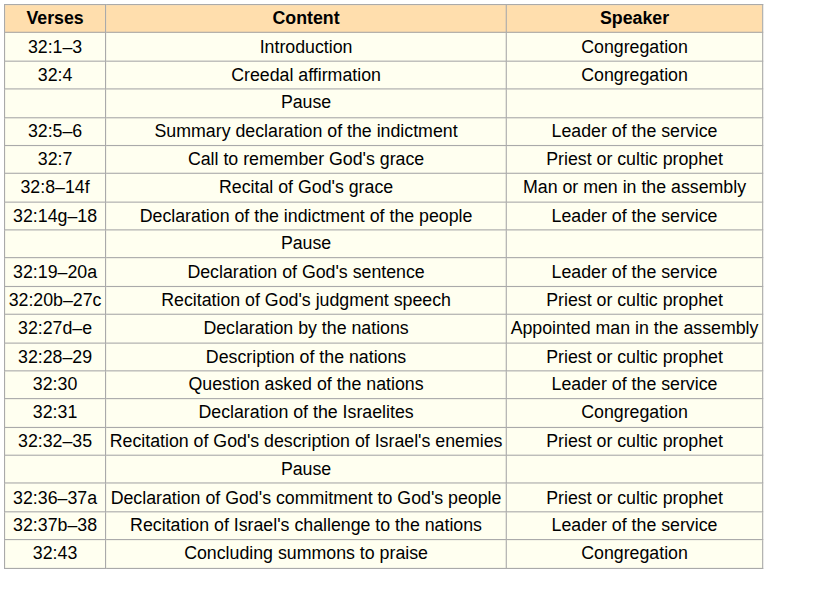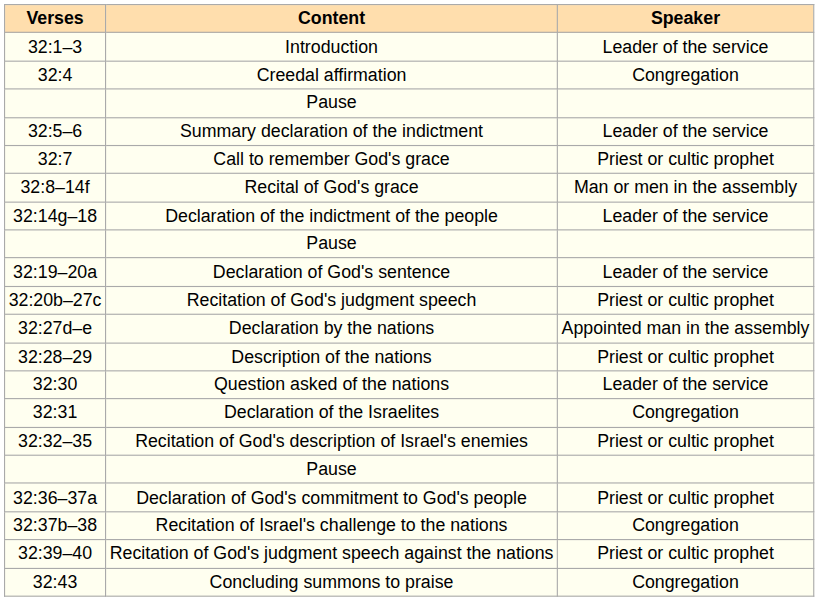(635, 46) Congregation -> (685, 46) Leader of the service
(635, 525) Leader of the service -> (685, 525) Congregation
+ row: (55, 553)
